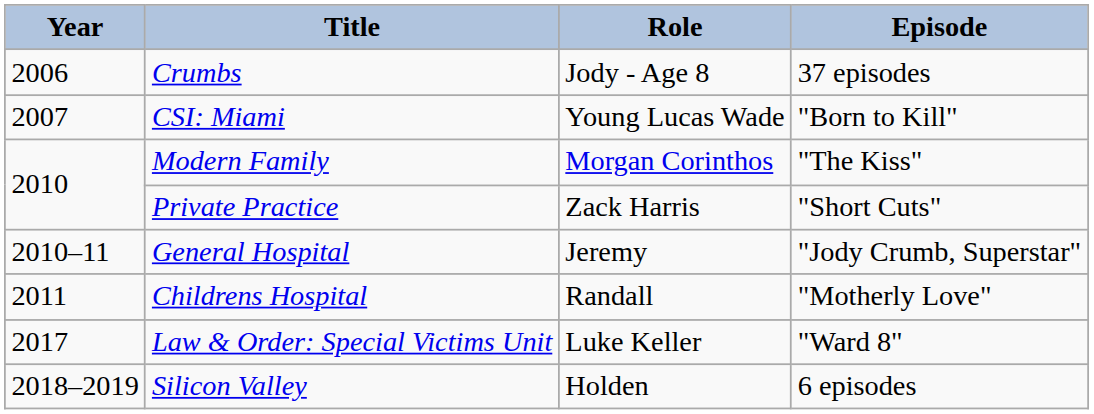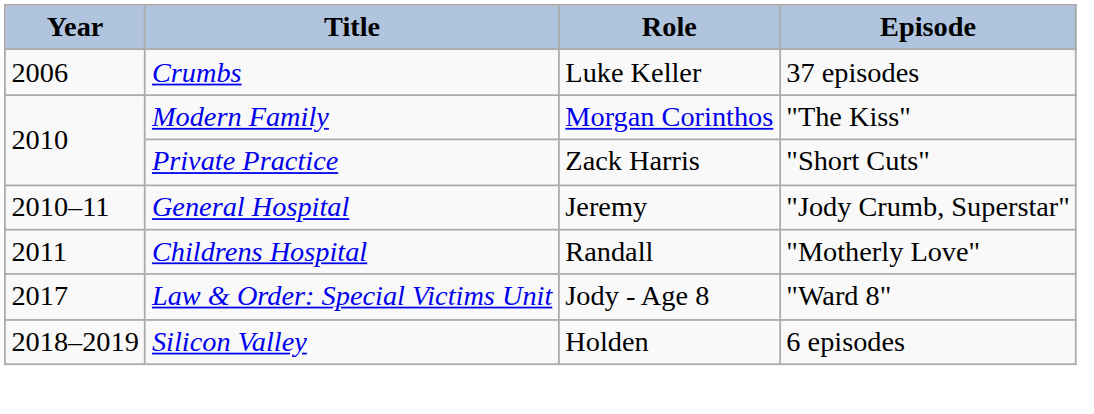(637, 71) Jody - Age 8 -> (633, 71) Luke Keller
- row: (218, 116)
(633, 341) Luke Keller -> (637, 296) Jody - Age 8
